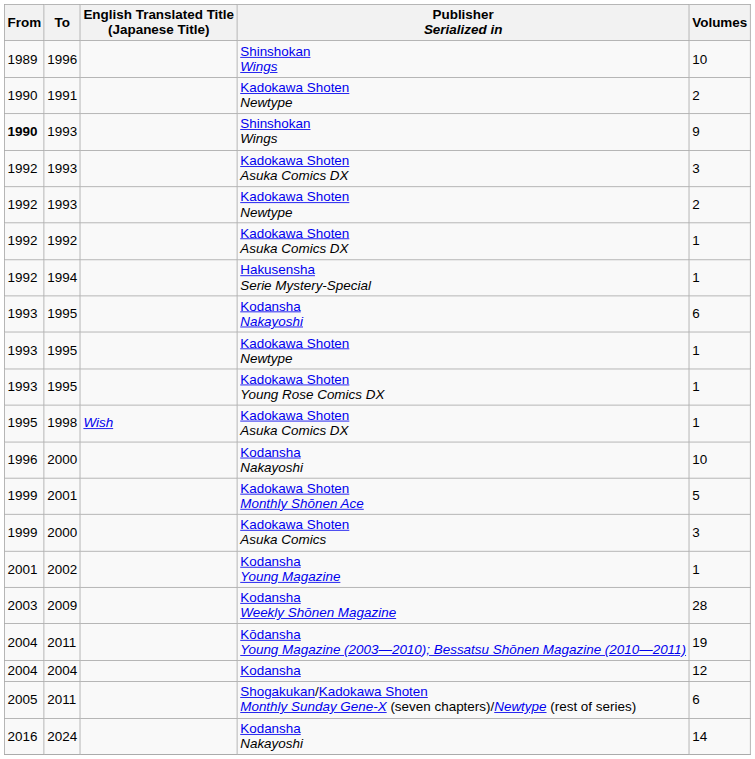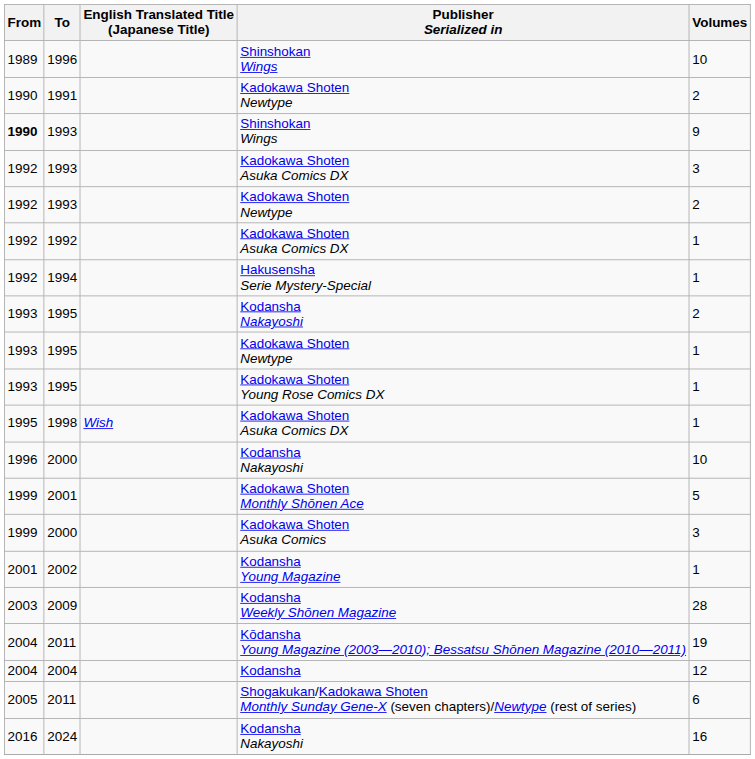(696, 314) 6 -> (696, 314) 2
(700, 736) 14 -> (700, 736) 16
